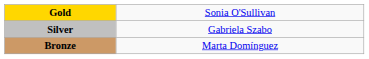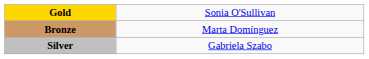rows swapped: (60, 29) <-> (60, 45)
